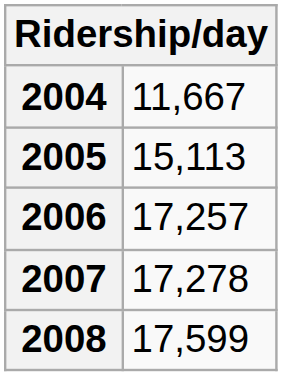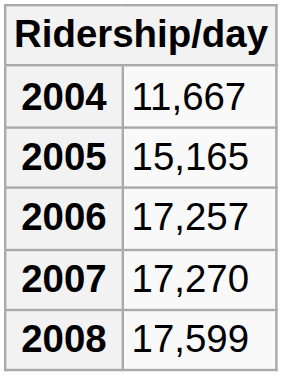(189, 156) 15,113 -> (190, 156) 15,165
(190, 278) 17,278 -> (190, 278) 17,270
